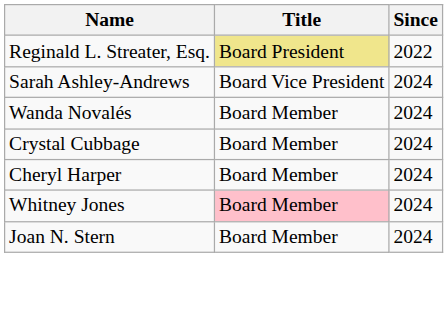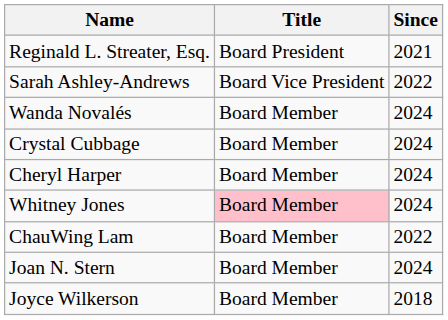(282, 50) khaki background -> (282, 50) no background
(413, 50) 2022 -> (413, 50) 2021
(413, 81) 2024 -> (413, 81) 2022
+ row: (71, 236)
+ row: (74, 298)
